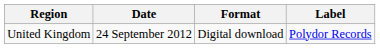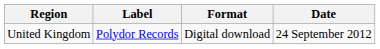columns swapped: (144, 14) <-> (330, 14)
